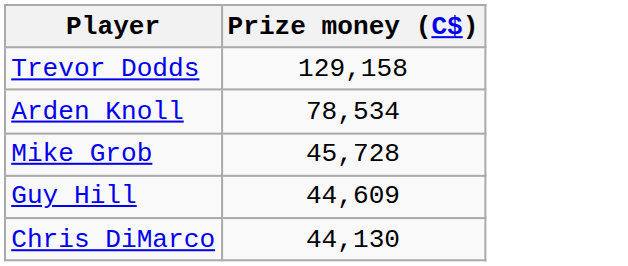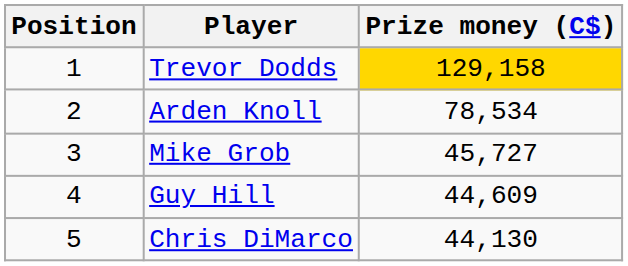+ column: (74, 26)
(353, 69) no background -> (491, 69) gold background
(353, 154) 45,728 -> (491, 154) 45,727
